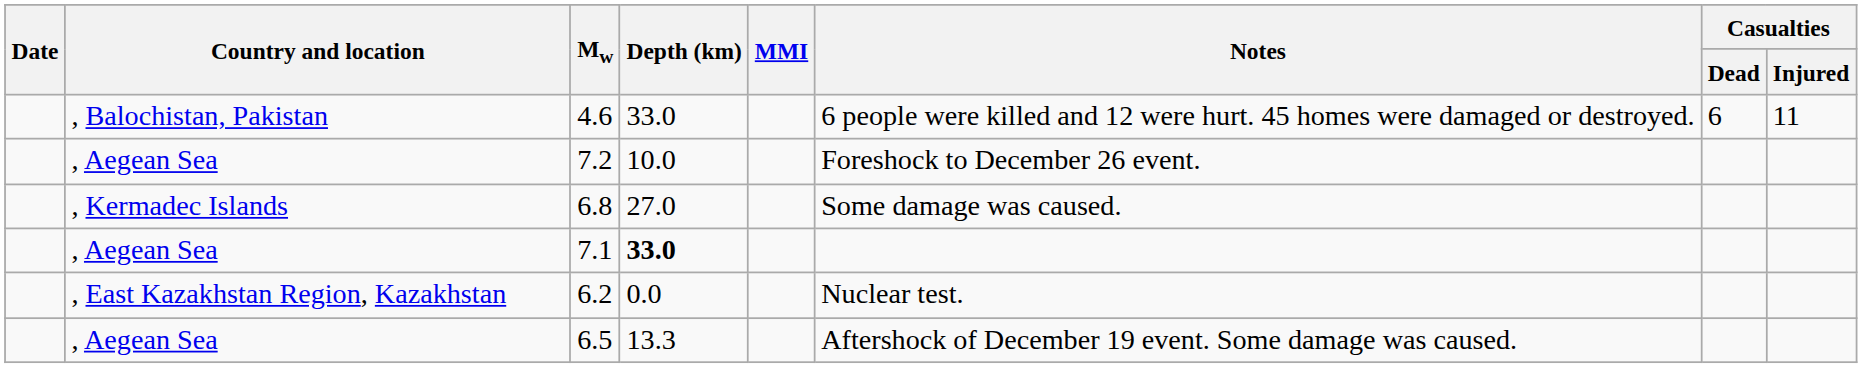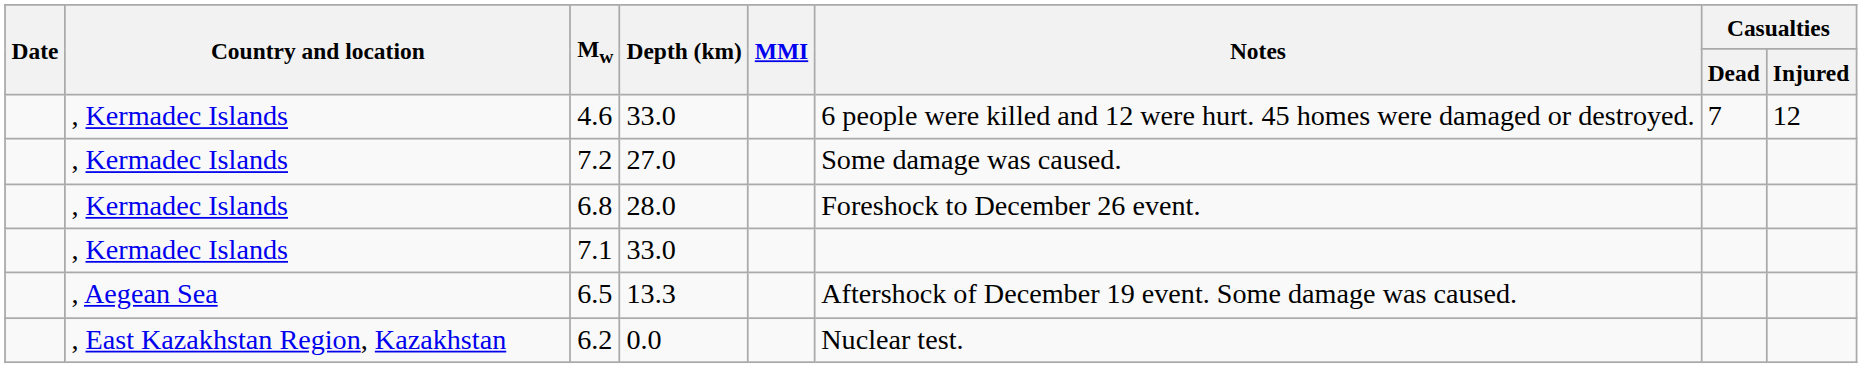(200, 116) , Balochistan, Pakistan -> (180, 116) , Kermadec Islands
(1715, 116) 6 -> (1715, 116) 7
(1786, 116) 11 -> (1787, 116) 12
(145, 160) , Aegean Sea -> (180, 160) , Kermadec Islands
(651, 160) 10.0 -> (651, 160) 27.0
(1011, 160) Foreshock to December 26 event. -> (971, 160) Some damage was caused.
(651, 205) 27.0 -> (651, 205) 28.0
(971, 205) Some damage was caused. -> (1011, 205) Foreshock to December 26 event.
(145, 250) , Aegean Sea -> (180, 250) , Kermadec Islands
(651, 250) bold -> (651, 250) normal
rows swapped: (595, 294) <-> (595, 339)
